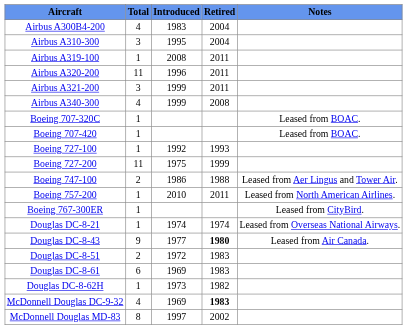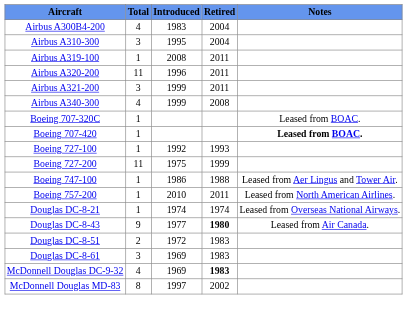(320, 134) normal -> (320, 134) bold
(138, 179) 2 -> (138, 179) 1
- row: (65, 210)
(138, 271) 6 -> (138, 256) 3
- row: (65, 286)
